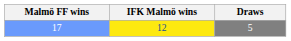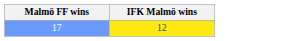- column: (250, 12)
